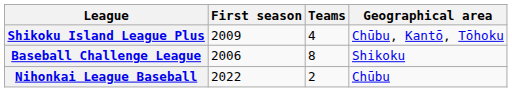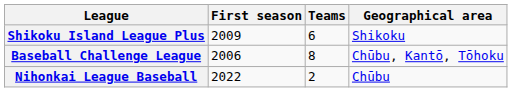(312, 35) 4 -> (312, 35) 6
(428, 35) Chūbu, Kantō, Tōhoku -> (379, 35) Shikoku
(379, 56) Shikoku -> (428, 56) Chūbu, Kantō, Tōhoku
